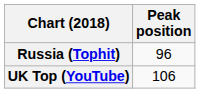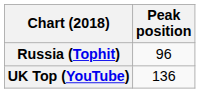(164, 76) 106 -> (164, 76) 136
